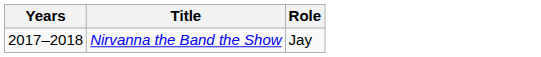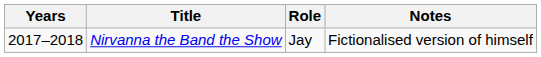+ column: (430, 16)
